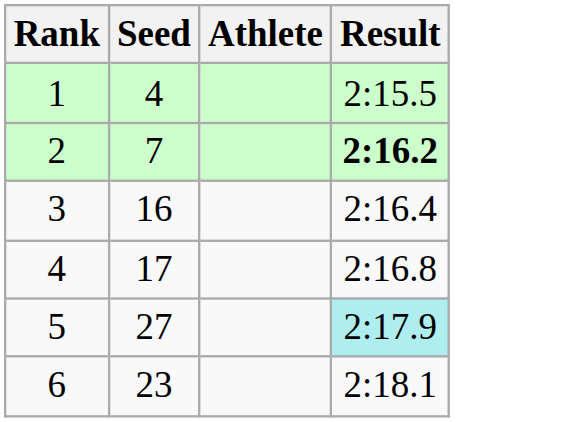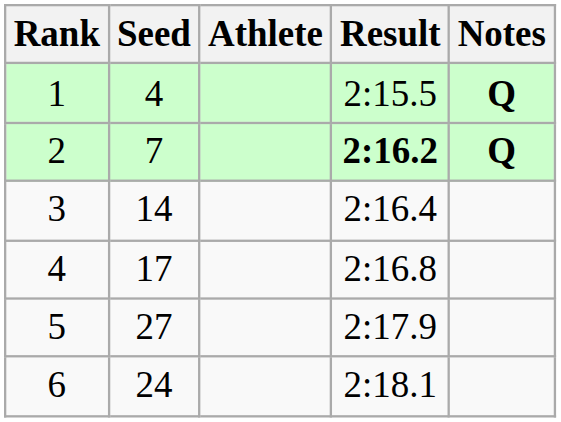+ column: (502, 33)
(154, 209) 16 -> (154, 209) 14
(390, 326) paleturquoise background -> (390, 326) no background
(154, 385) 23 -> (154, 385) 24
